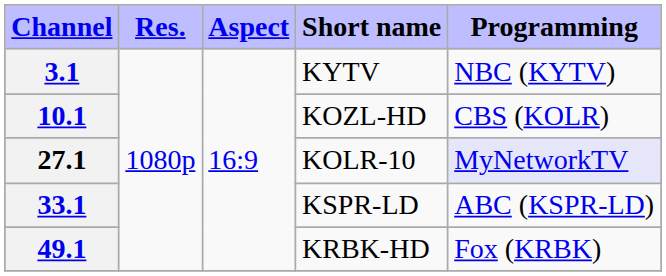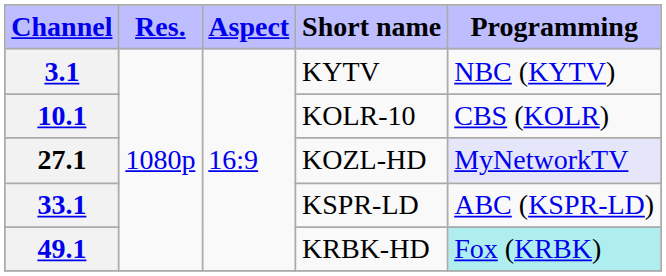(364, 115) KOZL-HD -> (359, 115) KOLR-10
(359, 159) KOLR-10 -> (364, 159) KOZL-HD
(528, 248) no background -> (528, 248) paleturquoise background
